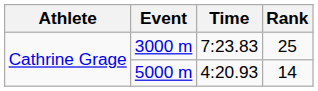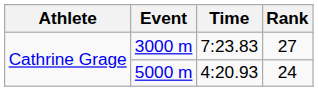(287, 46) 25 -> (287, 46) 27
(287, 73) 14 -> (287, 73) 24
